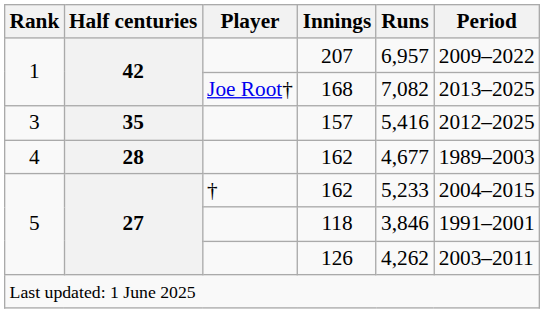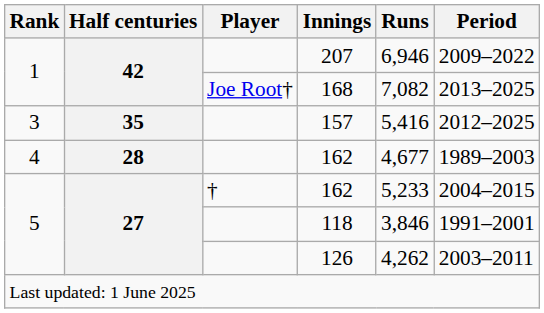(405, 55) 6,957 -> (405, 55) 6,946
